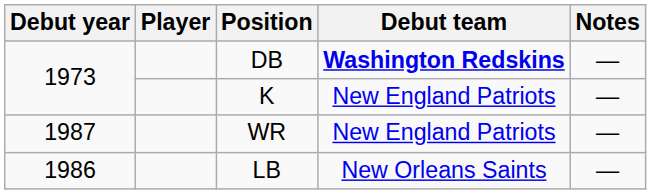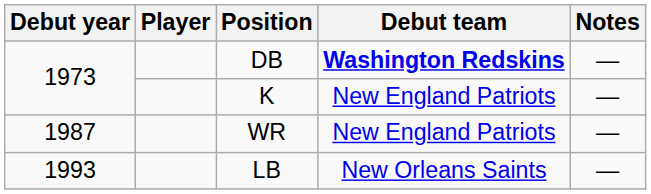(70, 170) 1986 -> (70, 170) 1993
